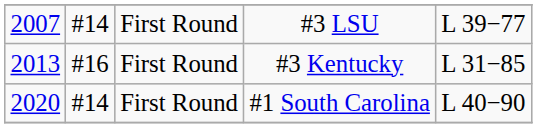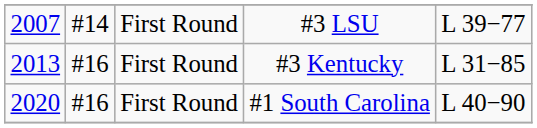(90, 102) #14 -> (90, 102) #16
